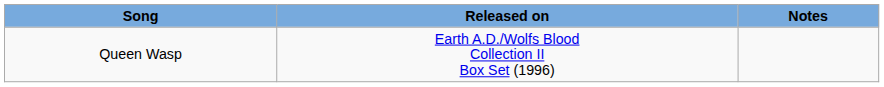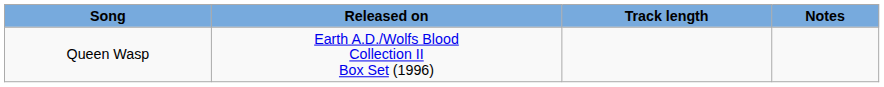+ column: (667, 16)
